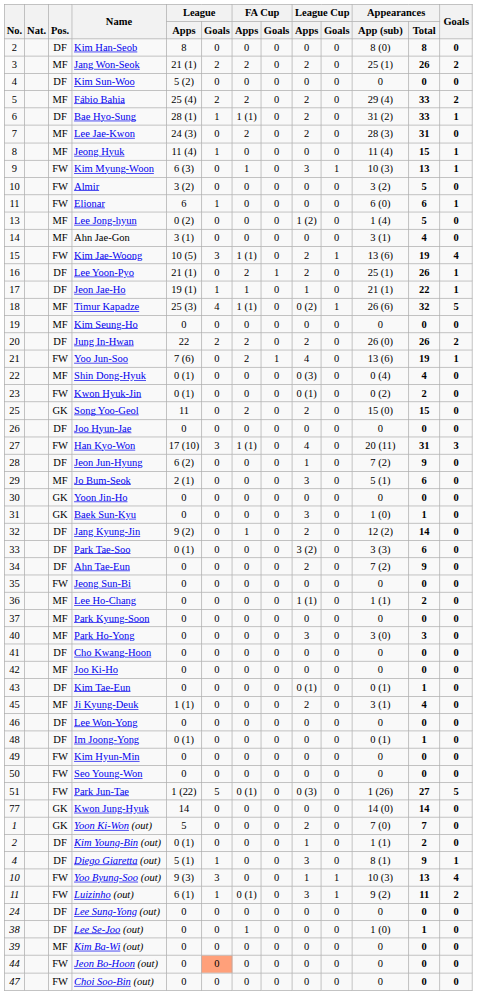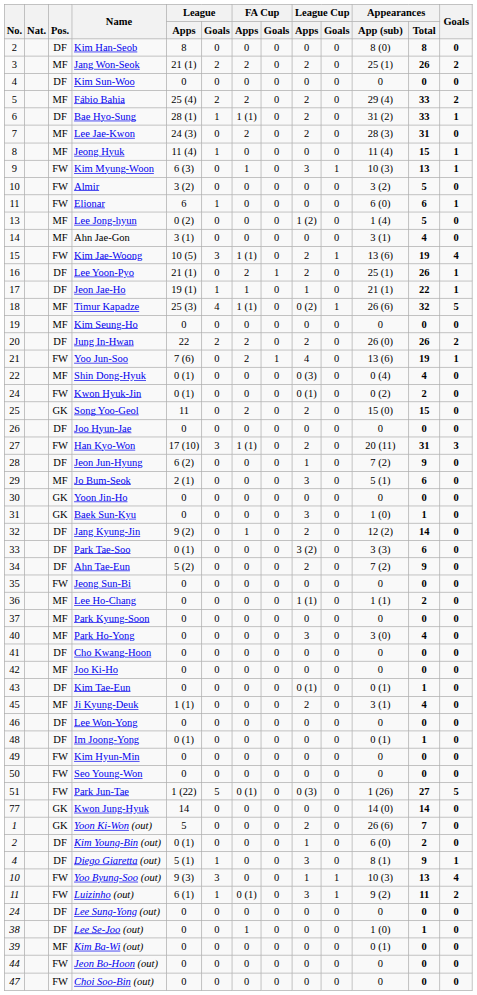(184, 82) 5 (2) -> (184, 82) 0
(14, 393) 23 -> (14, 393) 24
(307, 445) 4 -> (307, 445) 2
(184, 566) 0 -> (184, 566) 5 (2)
(424, 635) 3 -> (424, 635) 4
(380, 826) 7 (0) -> (380, 826) 26 (6)
(380, 843) 1 (1) -> (380, 843) 6 (0)
(380, 947) 0 -> (380, 947) 0 (1)
(217, 964) lightsalmon background -> (217, 964) no background
